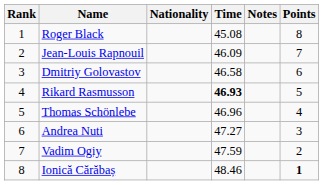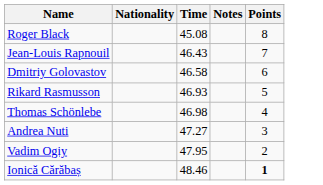- column: (22, 14)
(228, 53) 46.09 -> (194, 53) 46.43
(228, 92) bold -> (194, 92) normal
(228, 111) 46.96 -> (194, 111) 46.98
(228, 151) 47.59 -> (194, 151) 47.95
